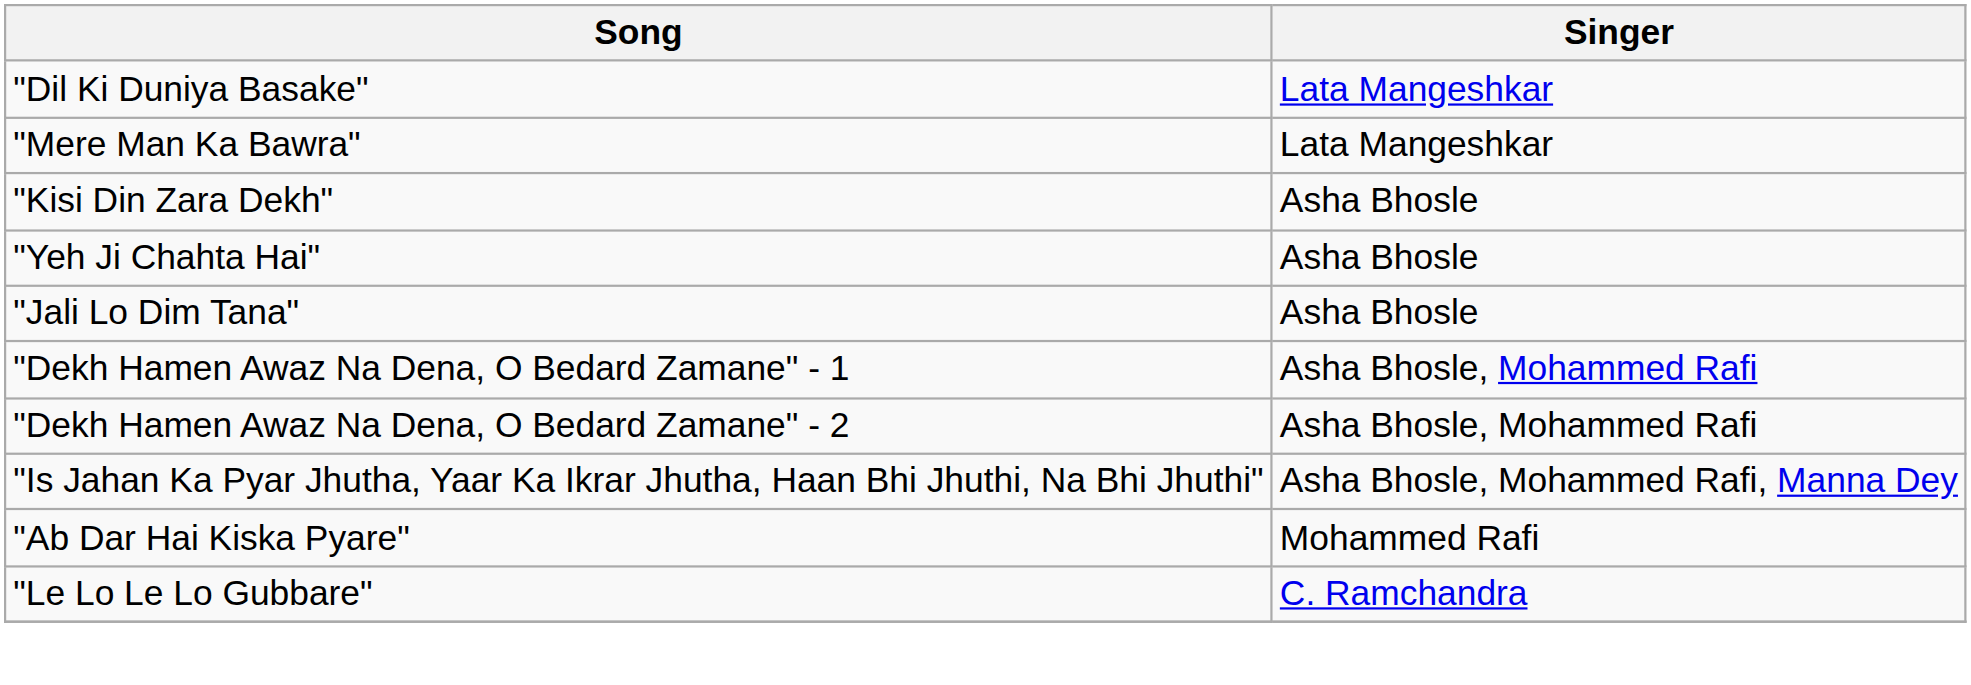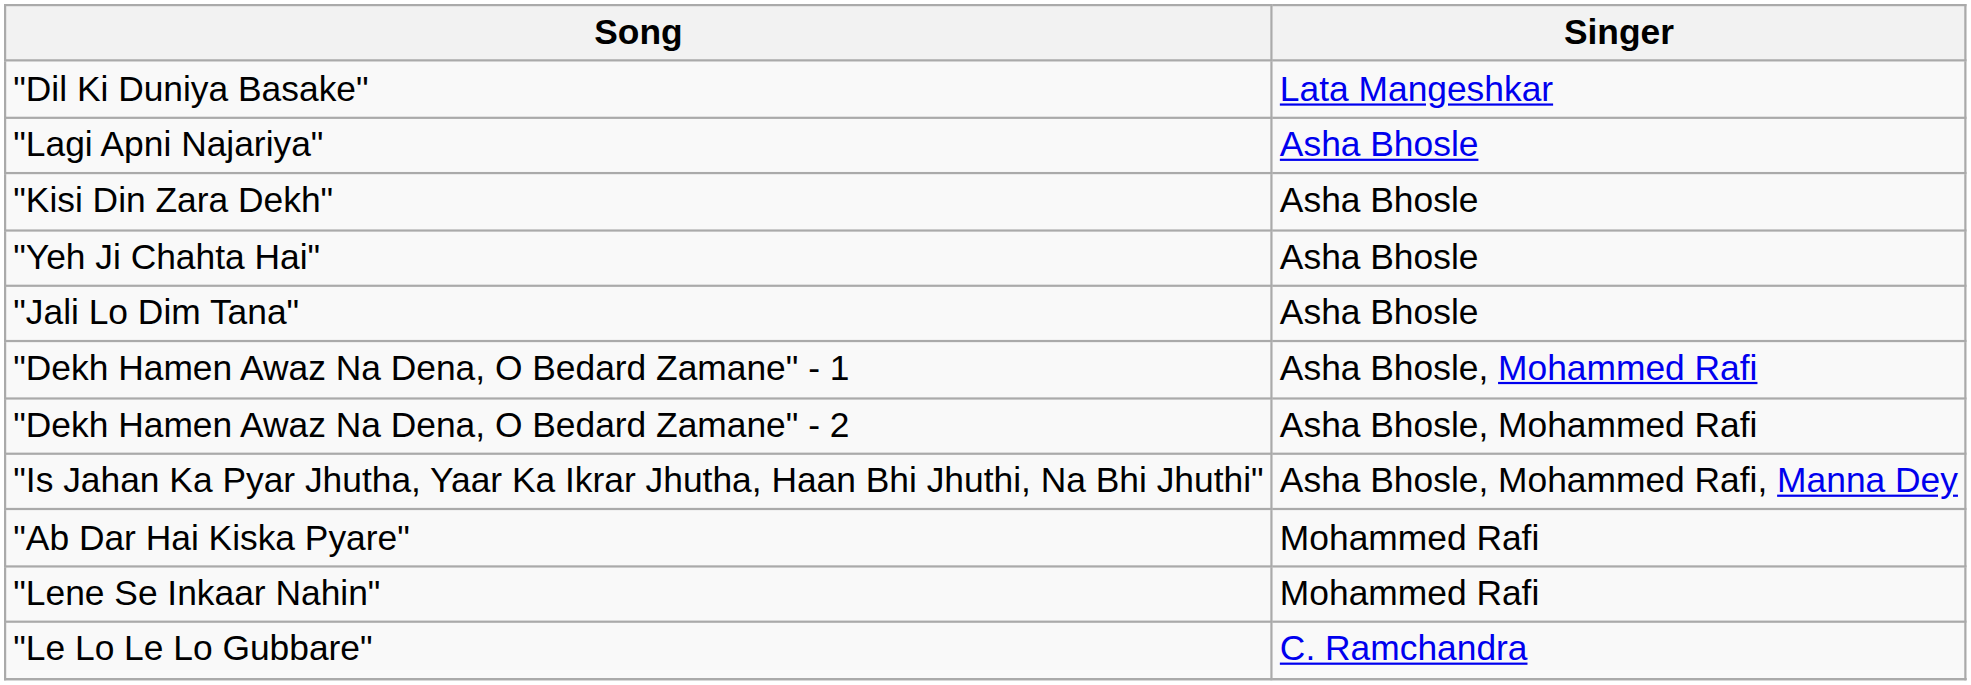- row: (187, 144)
+ row: (168, 144)
+ row: (197, 593)
